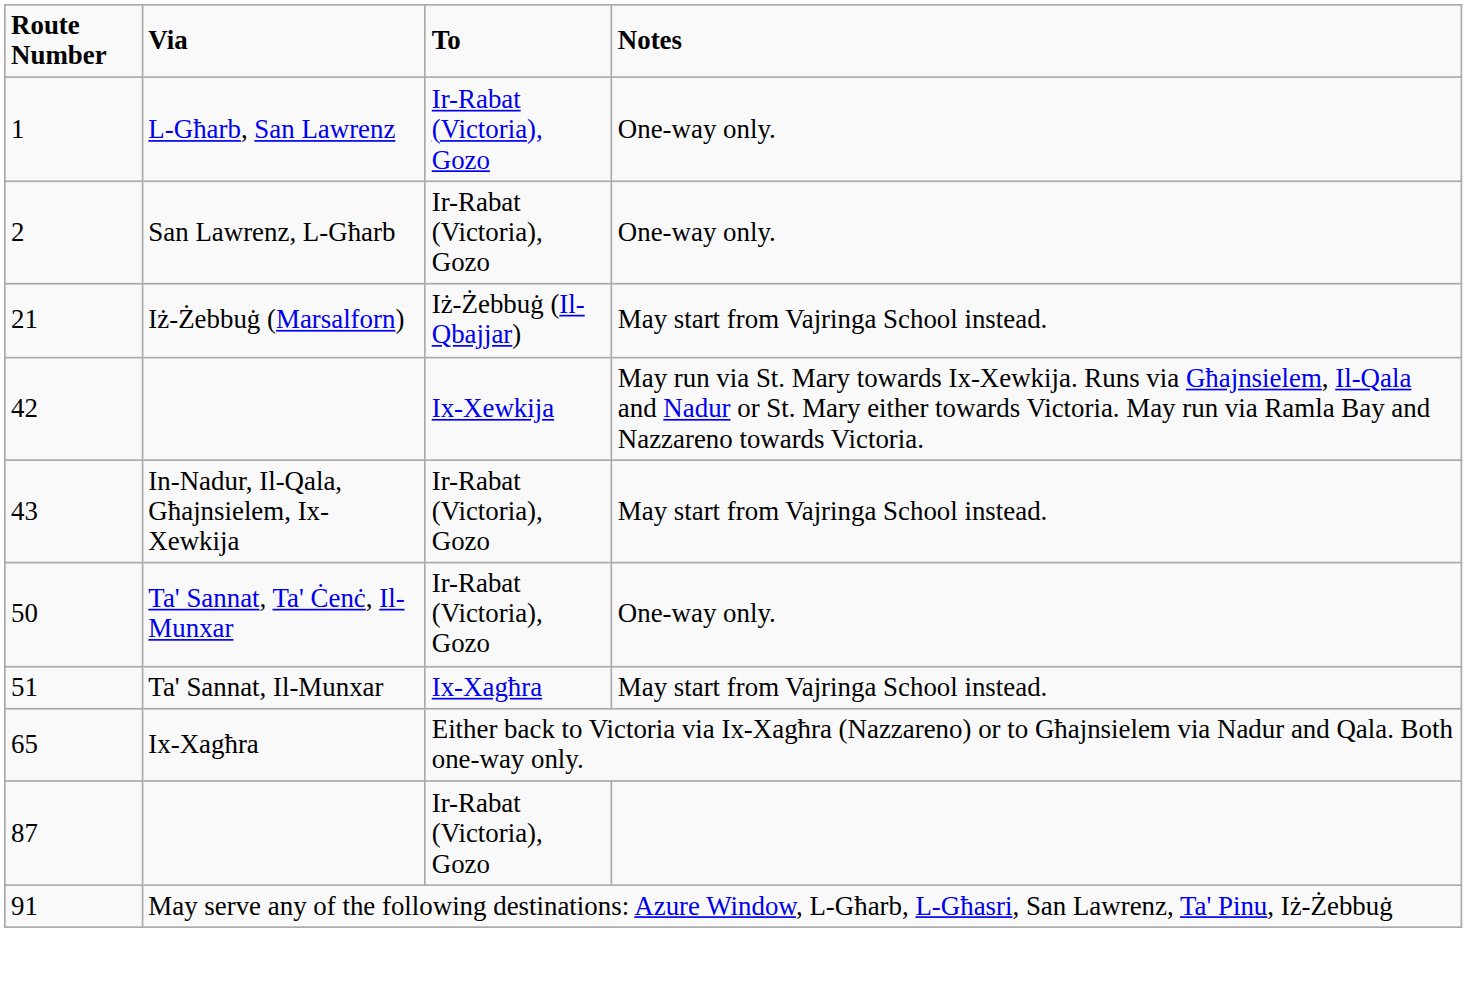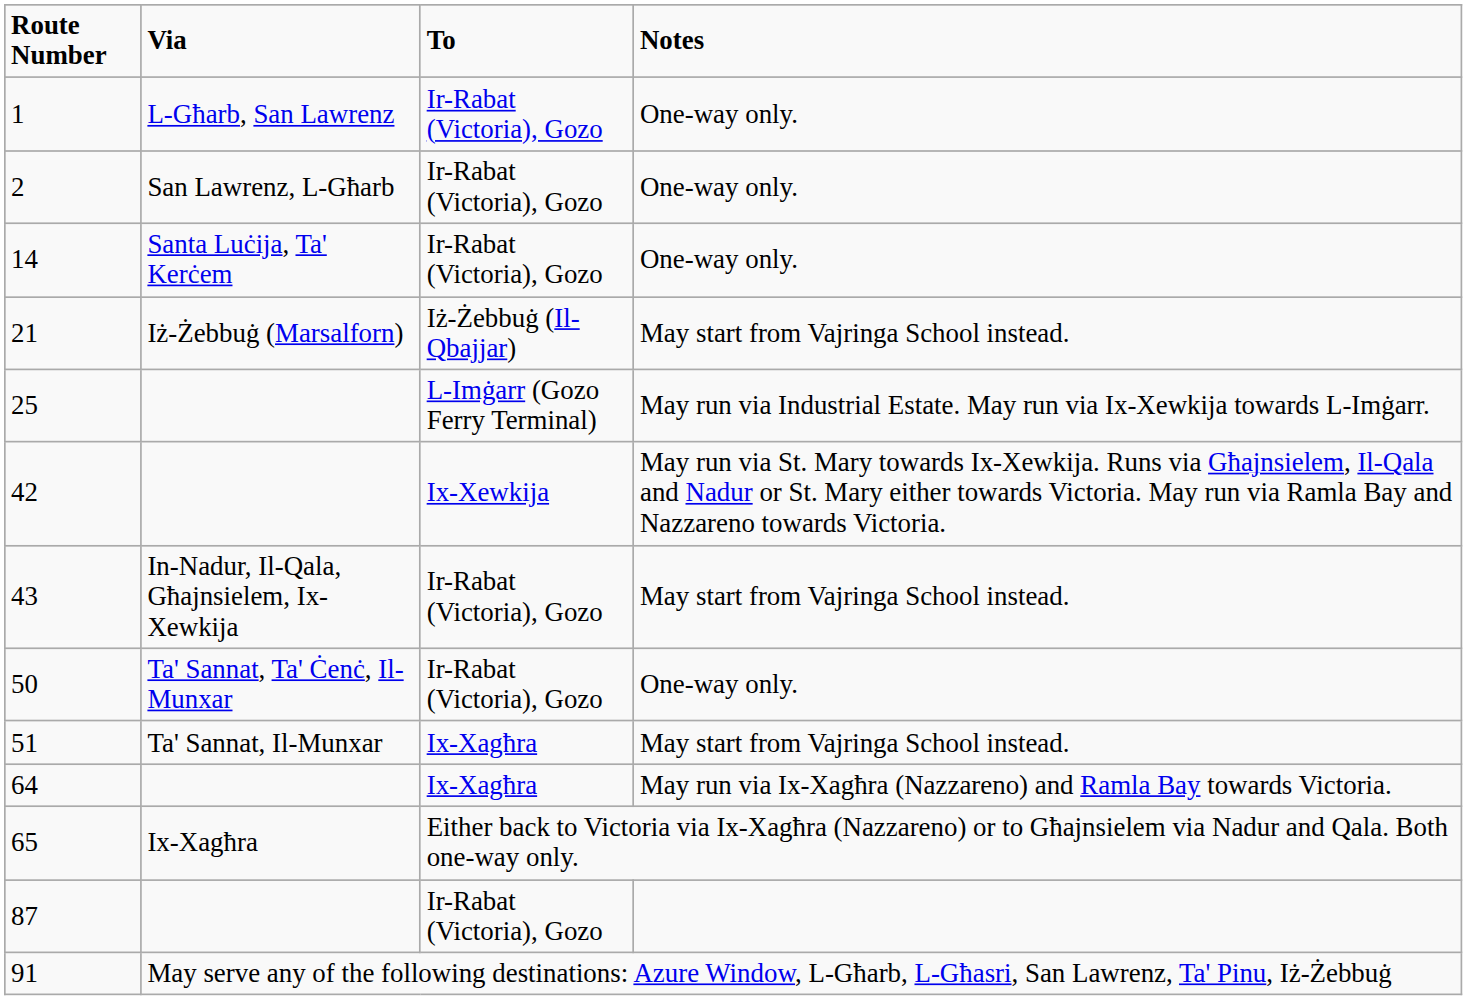+ row: (24, 259)
+ row: (24, 405)
+ row: (24, 784)
